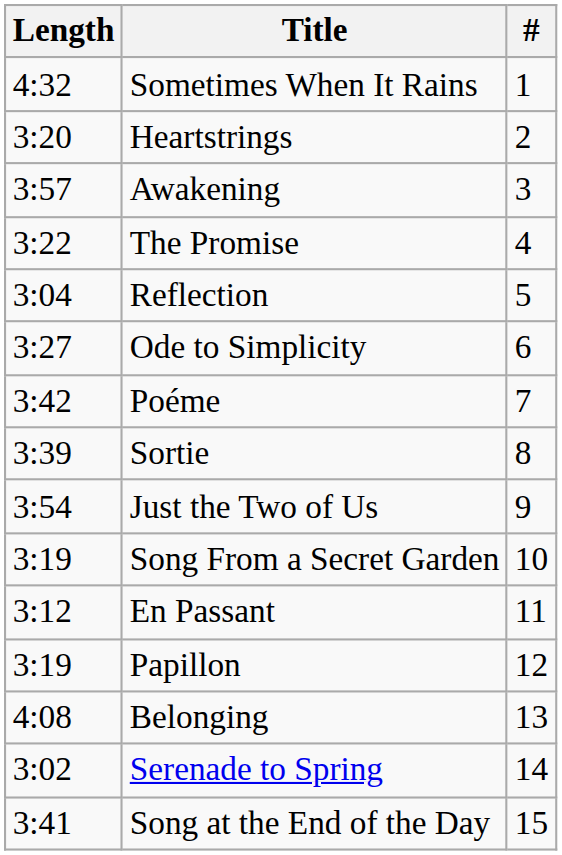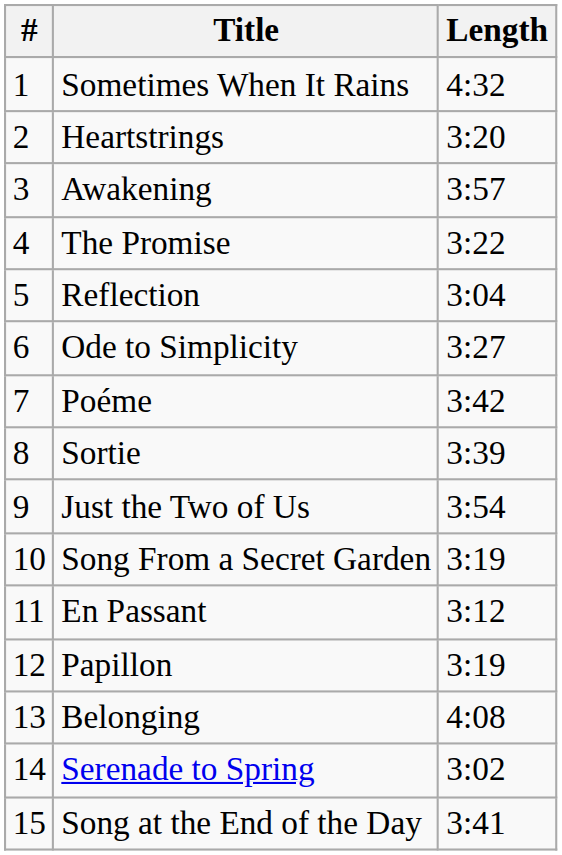columns swapped: (531, 30) <-> (64, 30)
